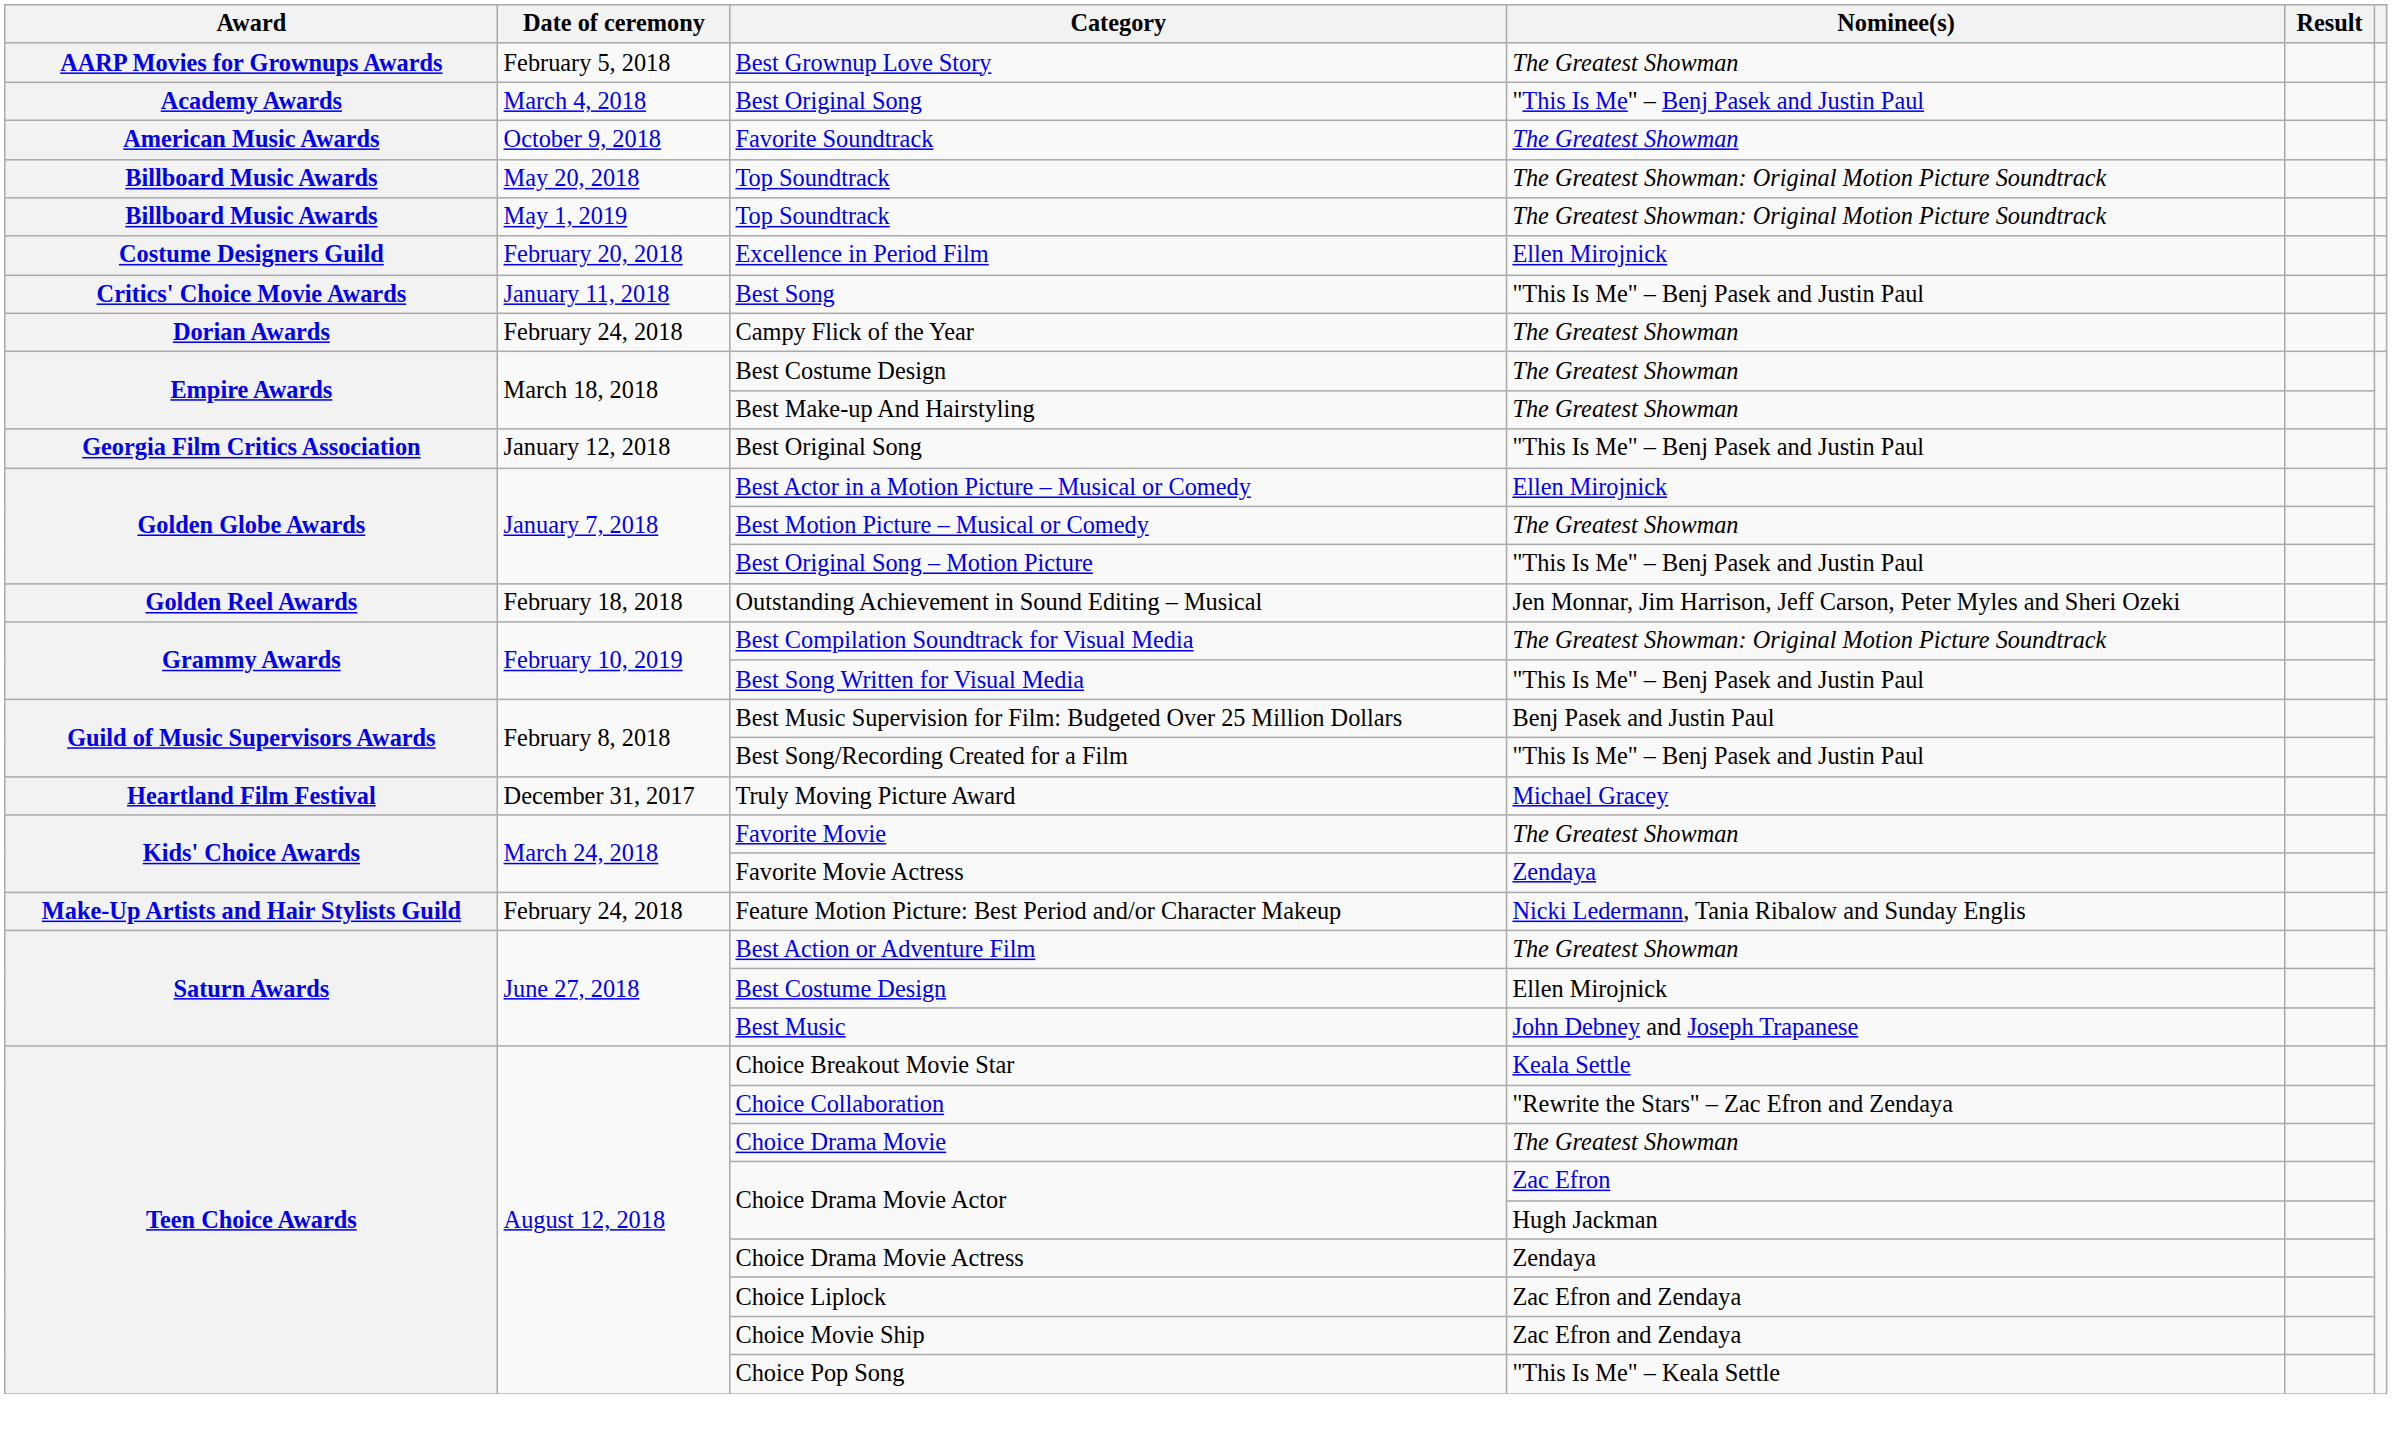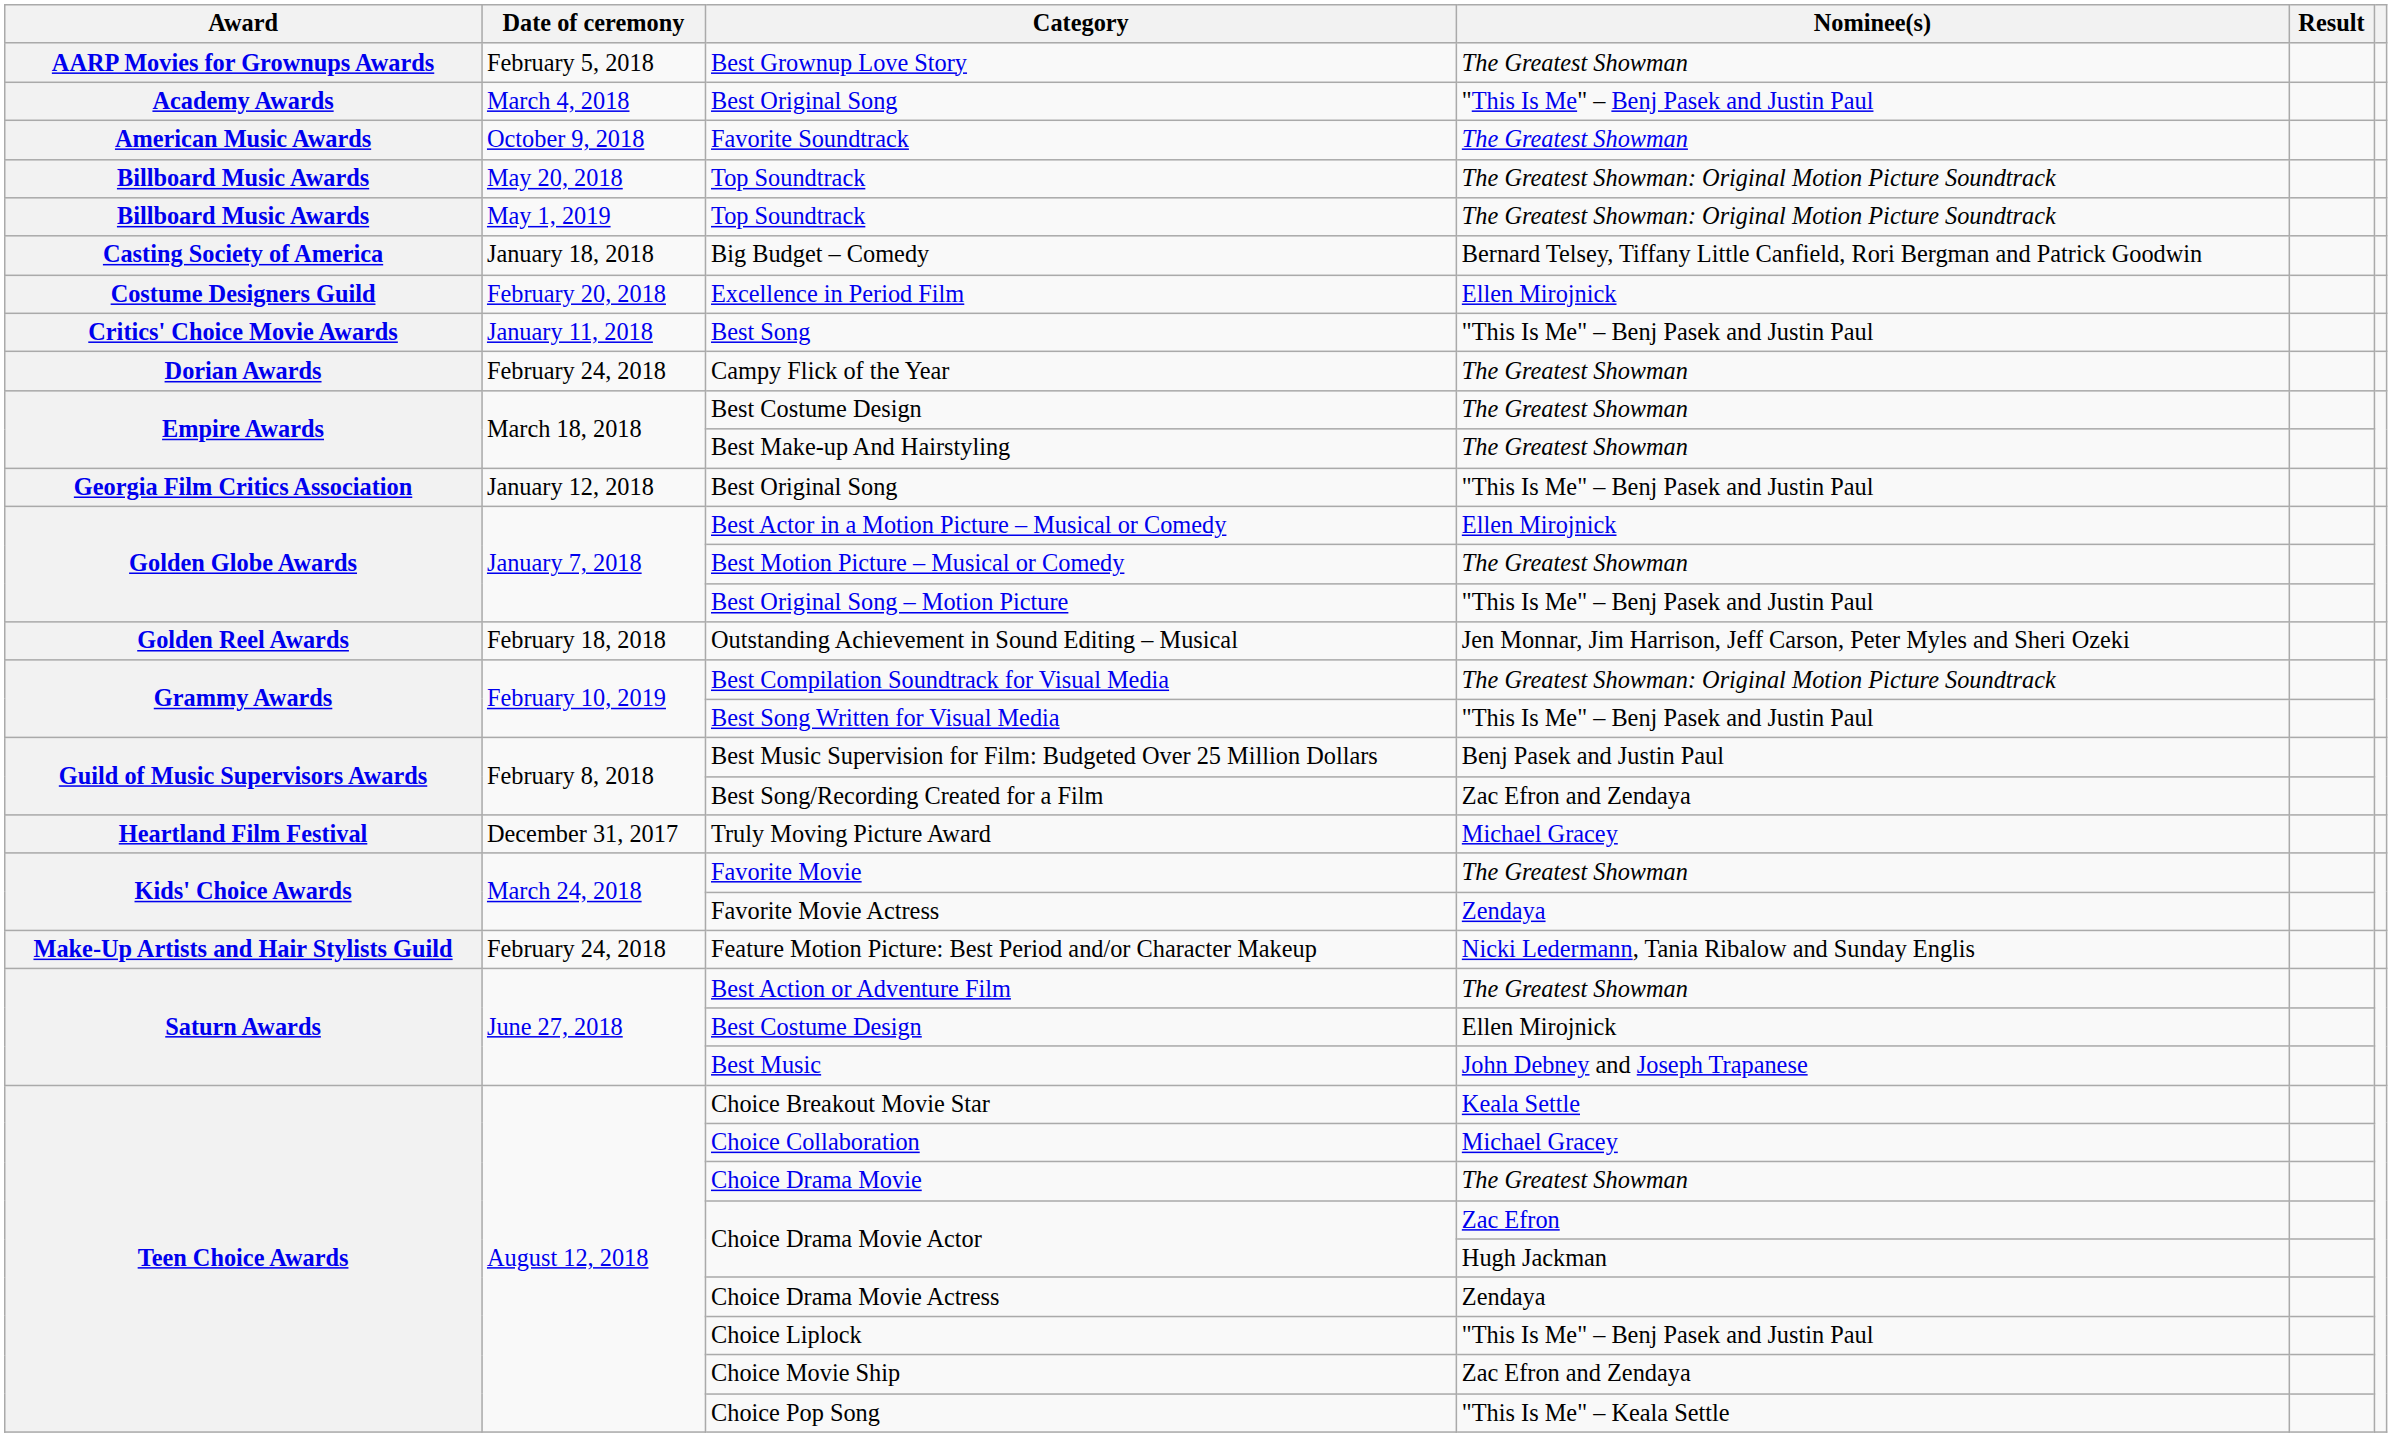+ row: (570, 255)
(1718, 756) "This Is Me" – Benj Pasek and Justin Paul -> (1576, 795) Zac Efron and Zendaya
(1733, 1103) "Rewrite the Stars" – Zac Efron and Zendaya -> (1540, 1142) Michael Gracey
(1627, 1296) Zac Efron and Zendaya -> (1668, 1335) "This Is Me" – Benj Pasek and Justin Paul
